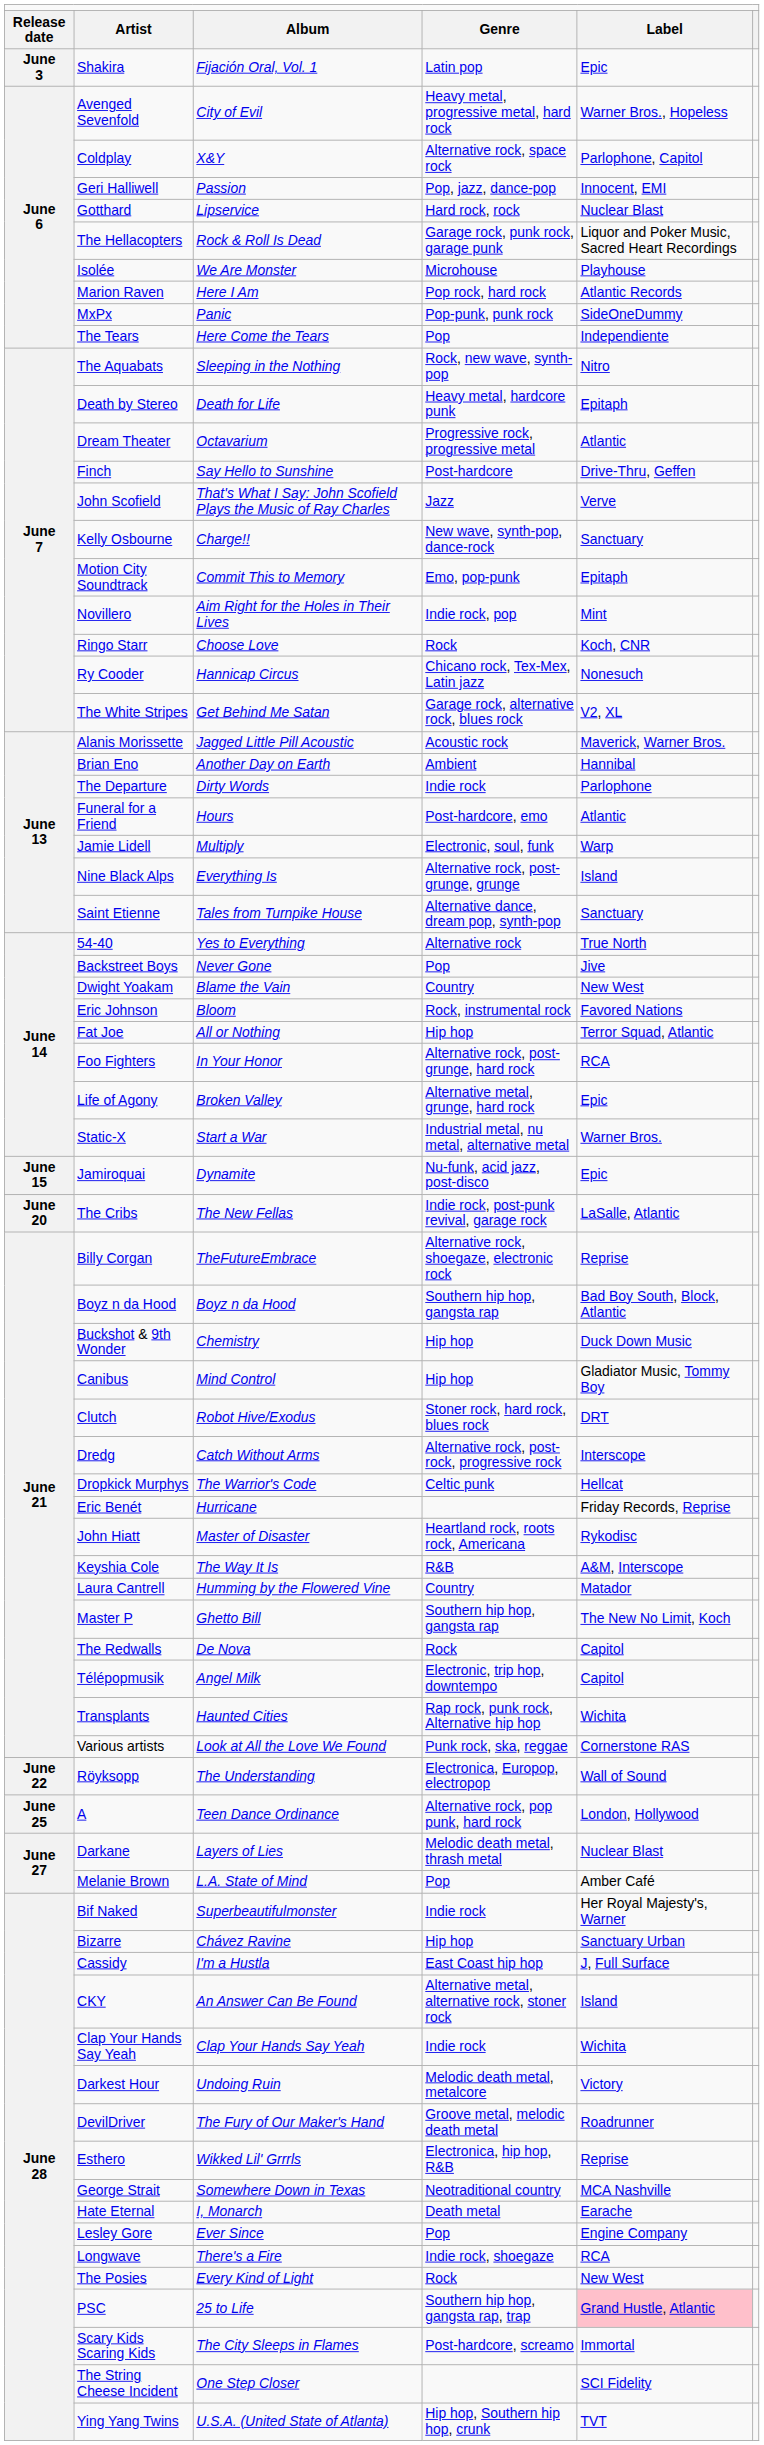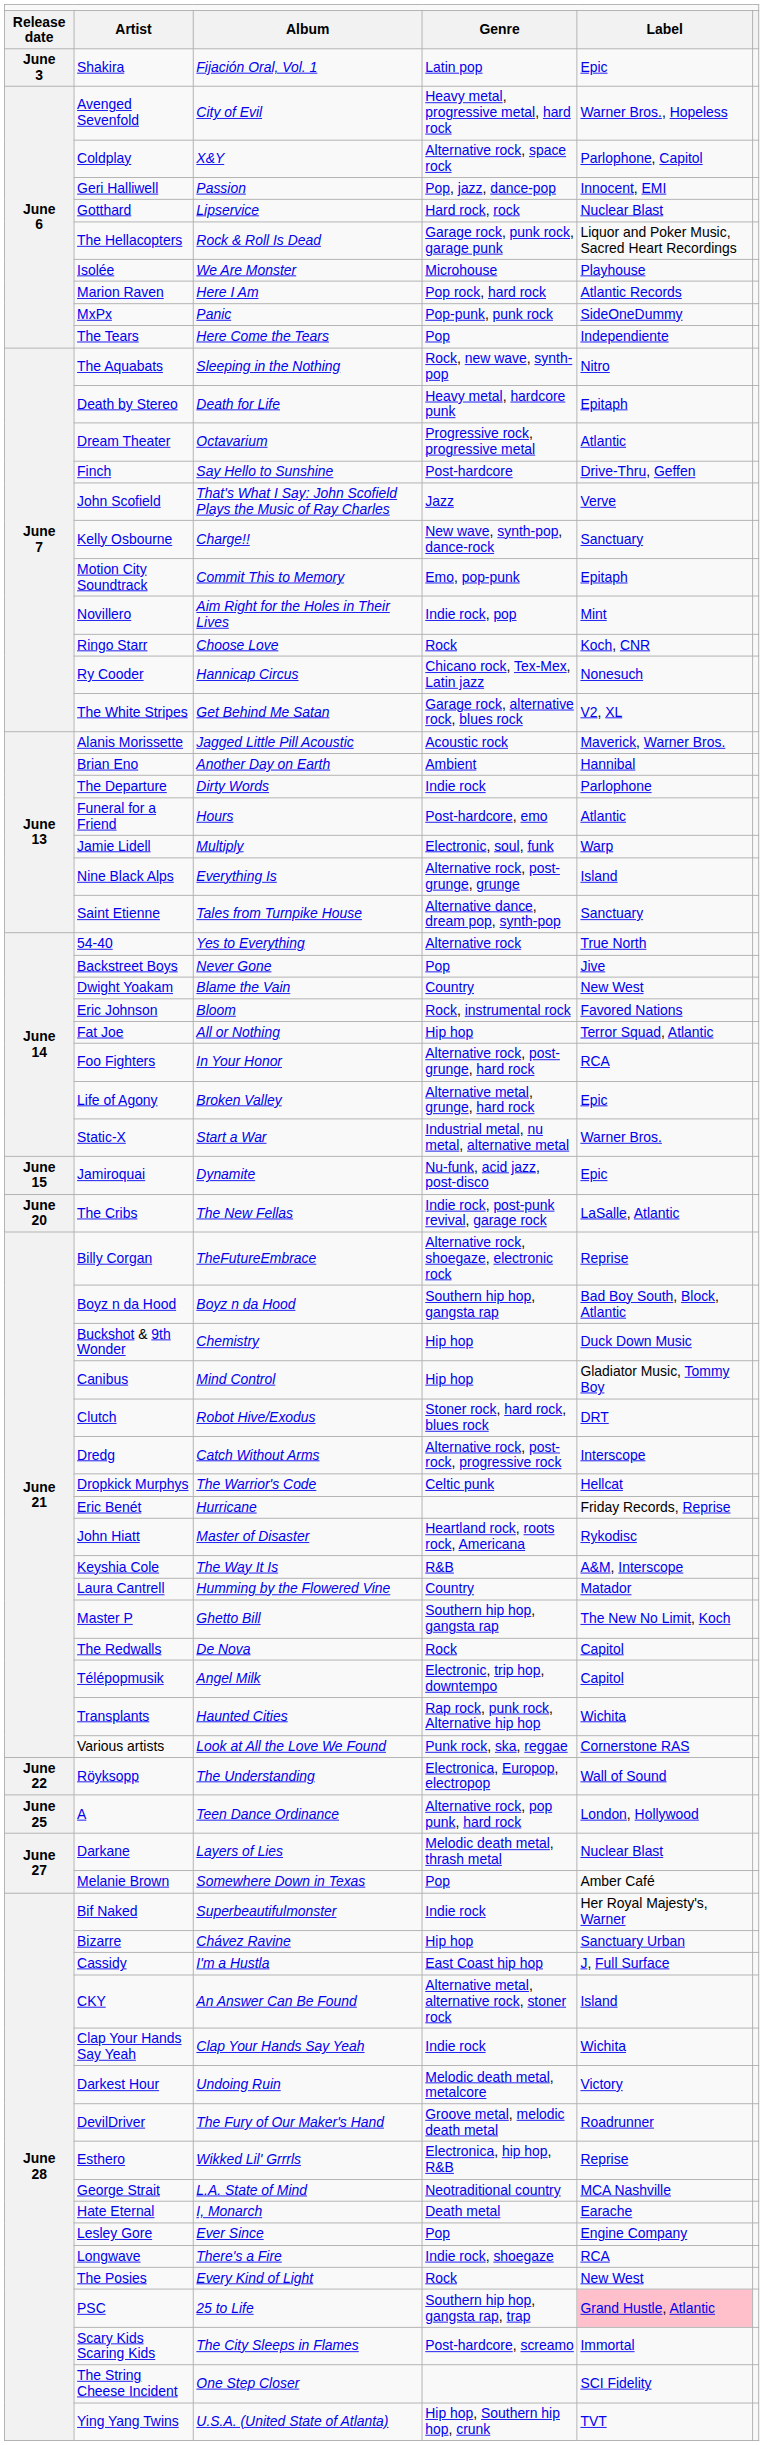(252, 1881) L.A. State of Mind -> (281, 1881) Somewhere Down in Texas
(281, 2190) Somewhere Down in Texas -> (252, 2190) L.A. State of Mind
